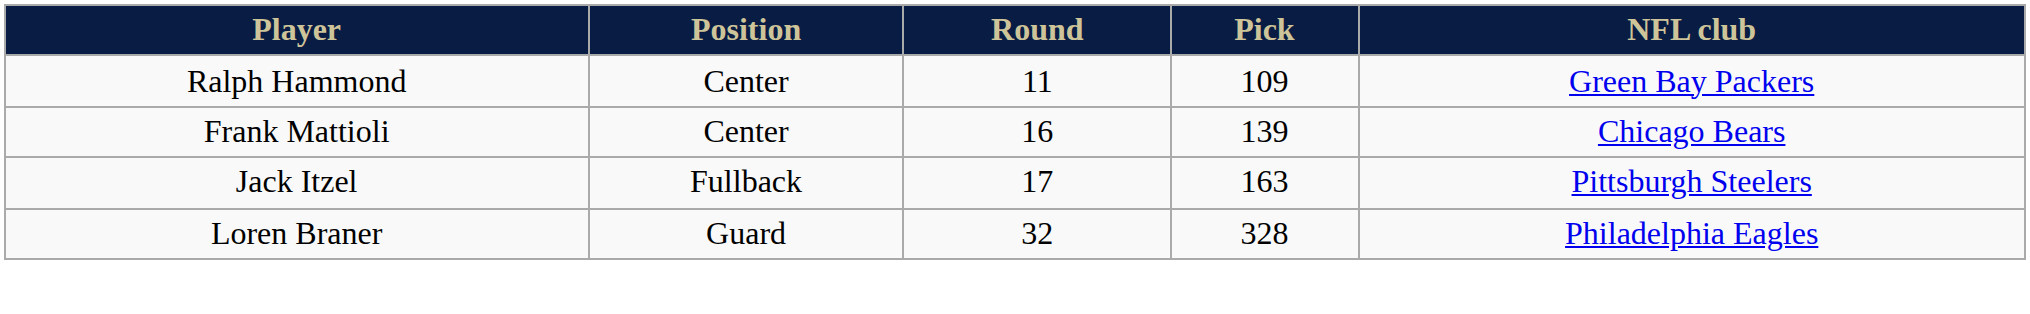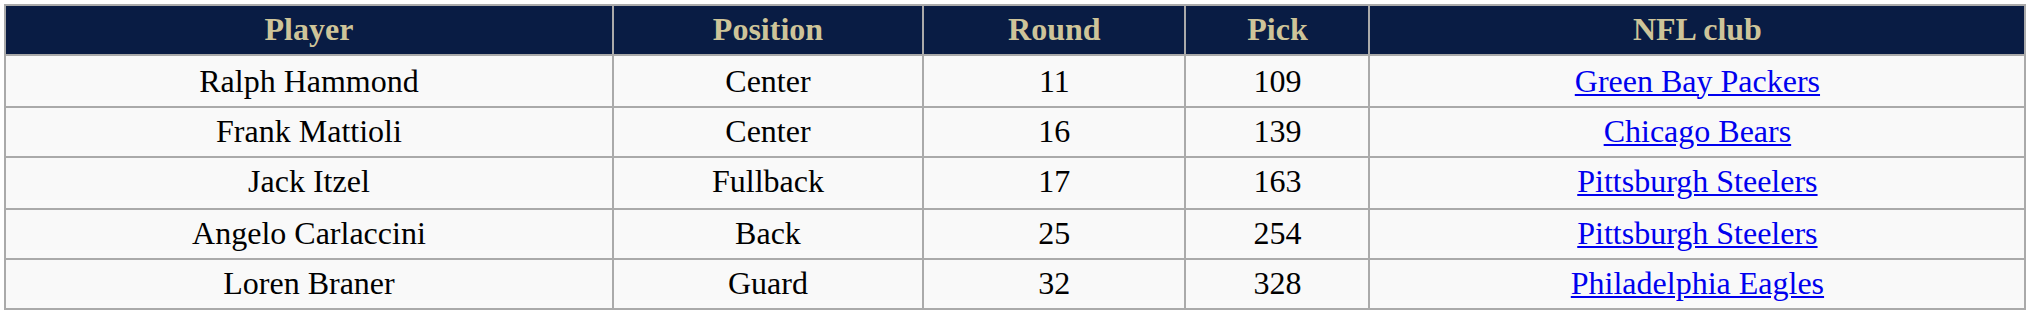+ row: (309, 232)
